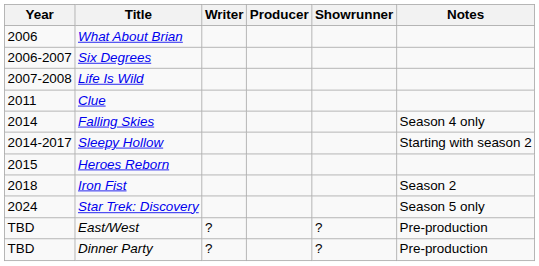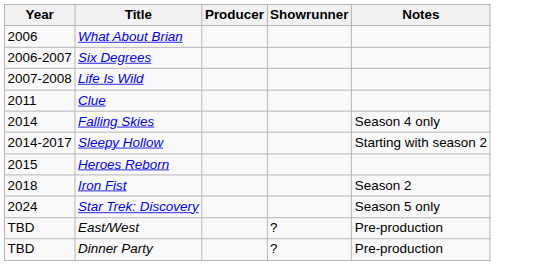- column: (224, 15)
